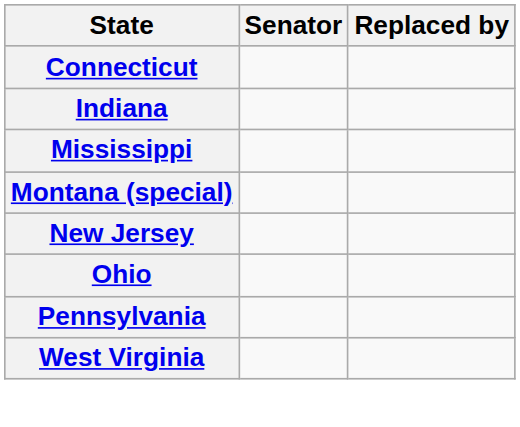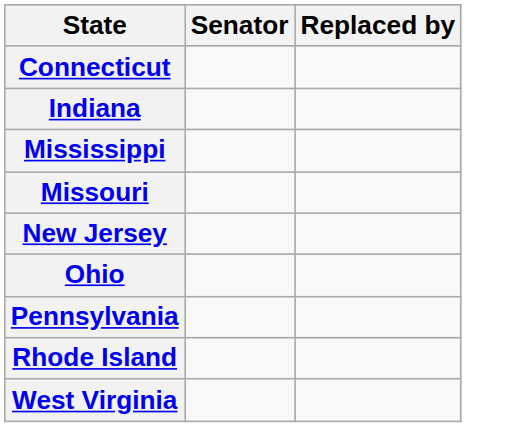+ row: (95, 191)
- row: (122, 191)
+ row: (95, 358)
